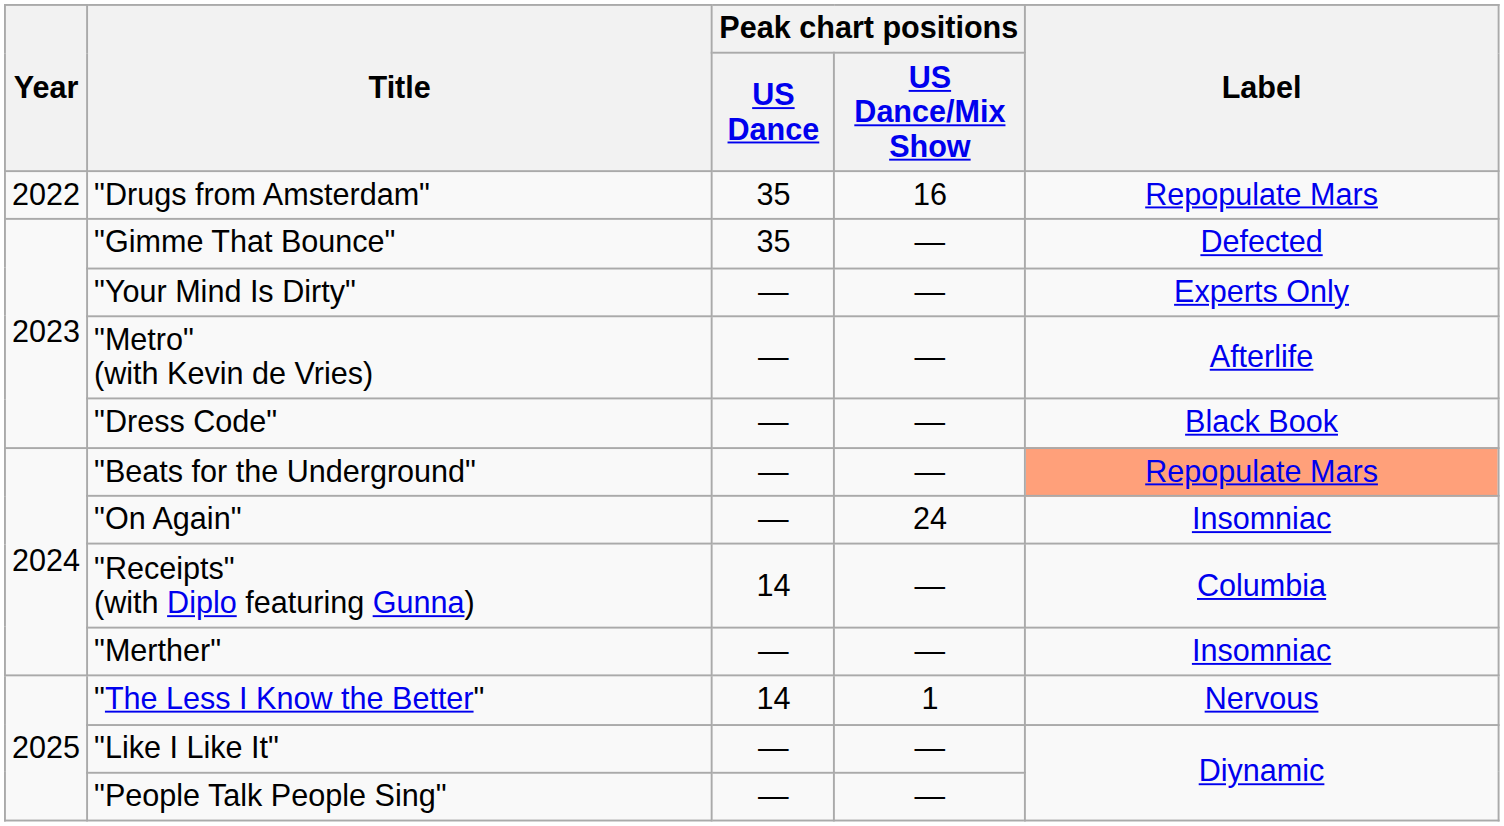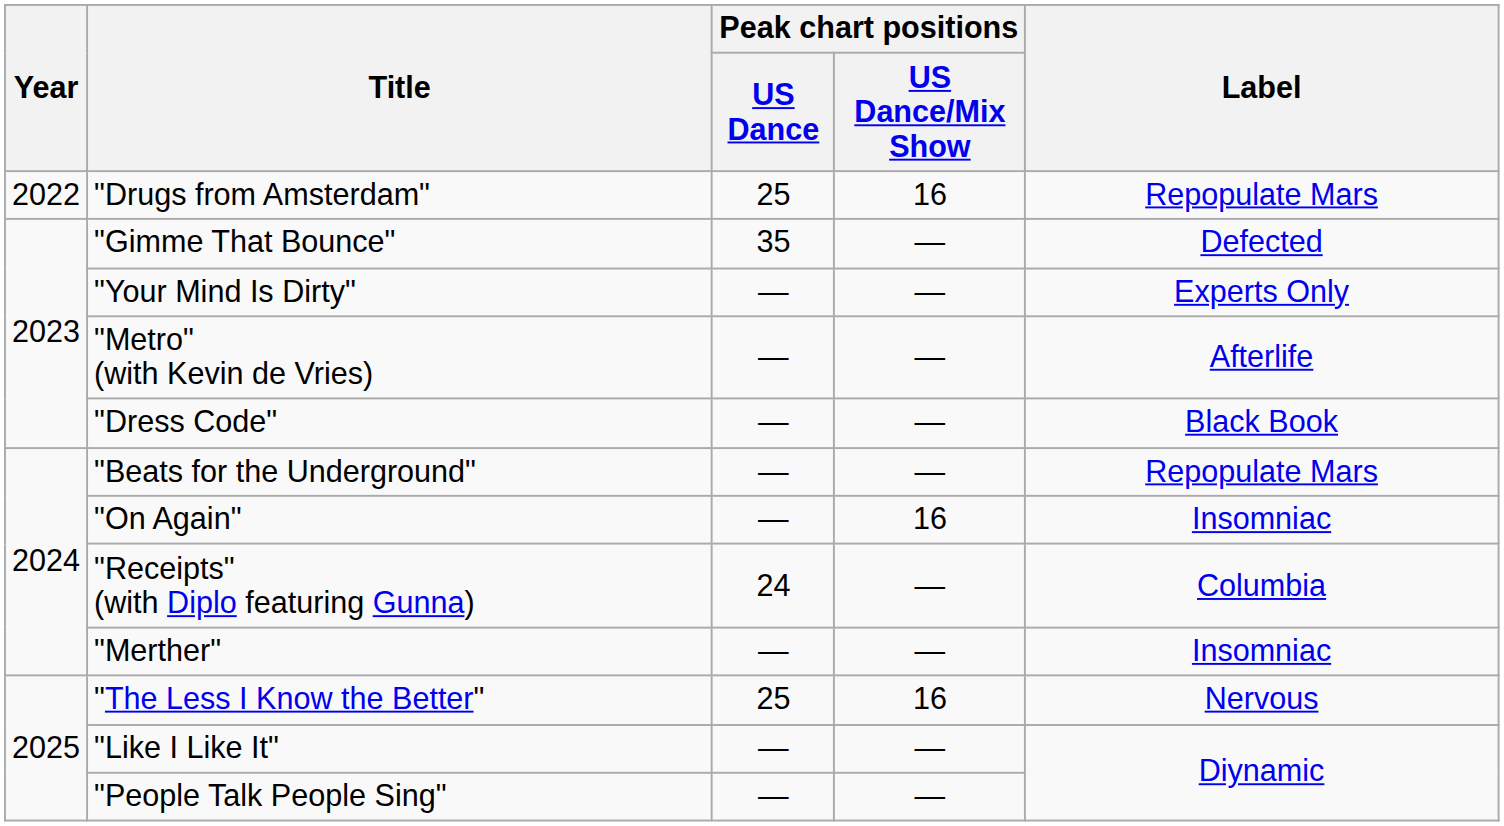(773, 194) 35 -> (773, 194) 25
(1262, 471) lightsalmon background -> (1262, 471) no background
(930, 519) 24 -> (930, 519) 16
(773, 585) 14 -> (773, 585) 24
(773, 699) 14 -> (773, 699) 25
(930, 699) 1 -> (930, 699) 16
